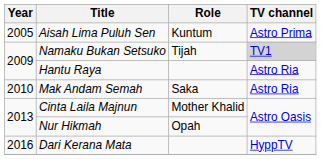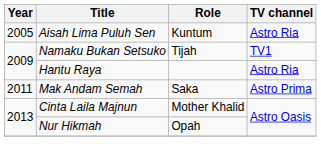(281, 32) Astro Prima -> (274, 32) Astro Ria
(261, 51) lightgrey background -> (261, 51) no background
(20, 88) 2010 -> (20, 88) 2011
(274, 88) Astro Ria -> (281, 88) Astro Prima
- row: (85, 145)
